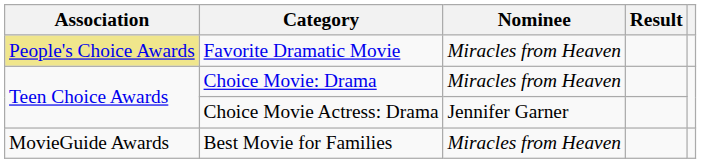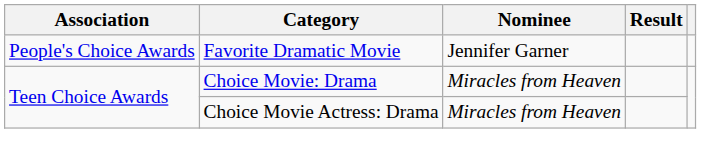(102, 50) khaki background -> (102, 50) no background
(534, 50) Miracles from Heaven -> (508, 50) Jennifer Garner
(508, 111) Jennifer Garner -> (534, 111) Miracles from Heaven
- row: (298, 142)
